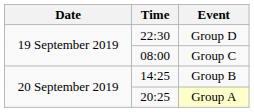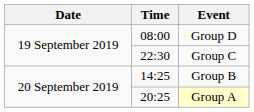(155, 35) 22:30 -> (155, 35) 08:00
(155, 55) 08:00 -> (155, 55) 22:30
